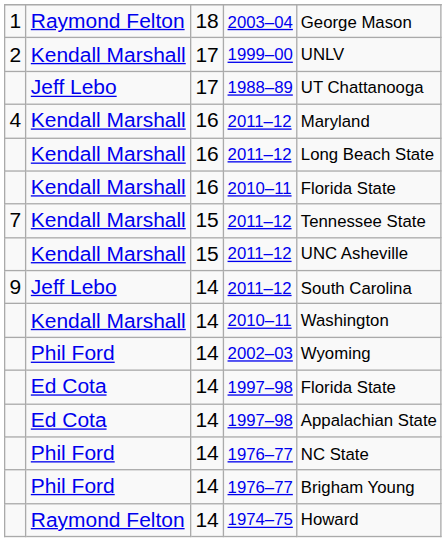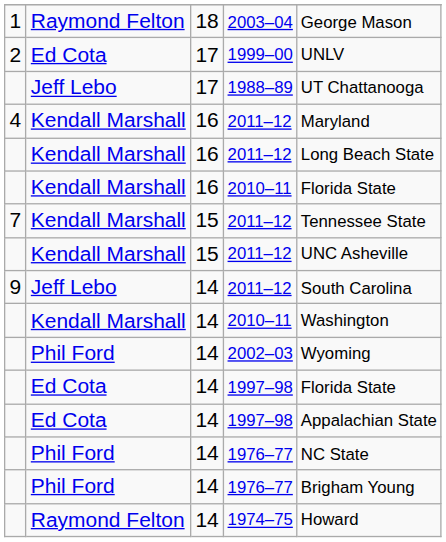(108, 54) Kendall Marshall -> (69, 54) Ed Cota
